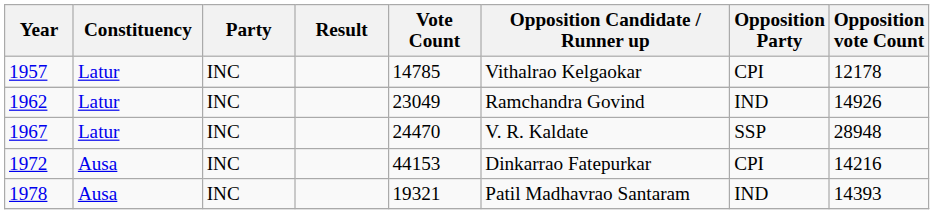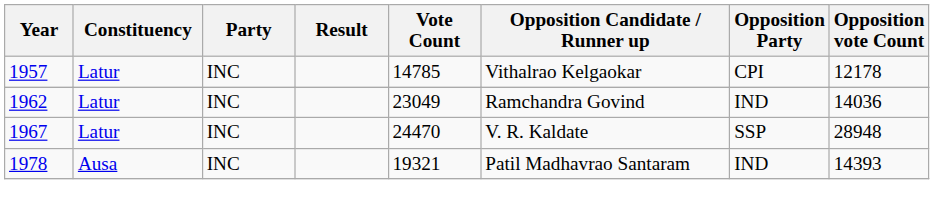(858, 102) 14926 -> (858, 102) 14036
- row: (28, 163)
